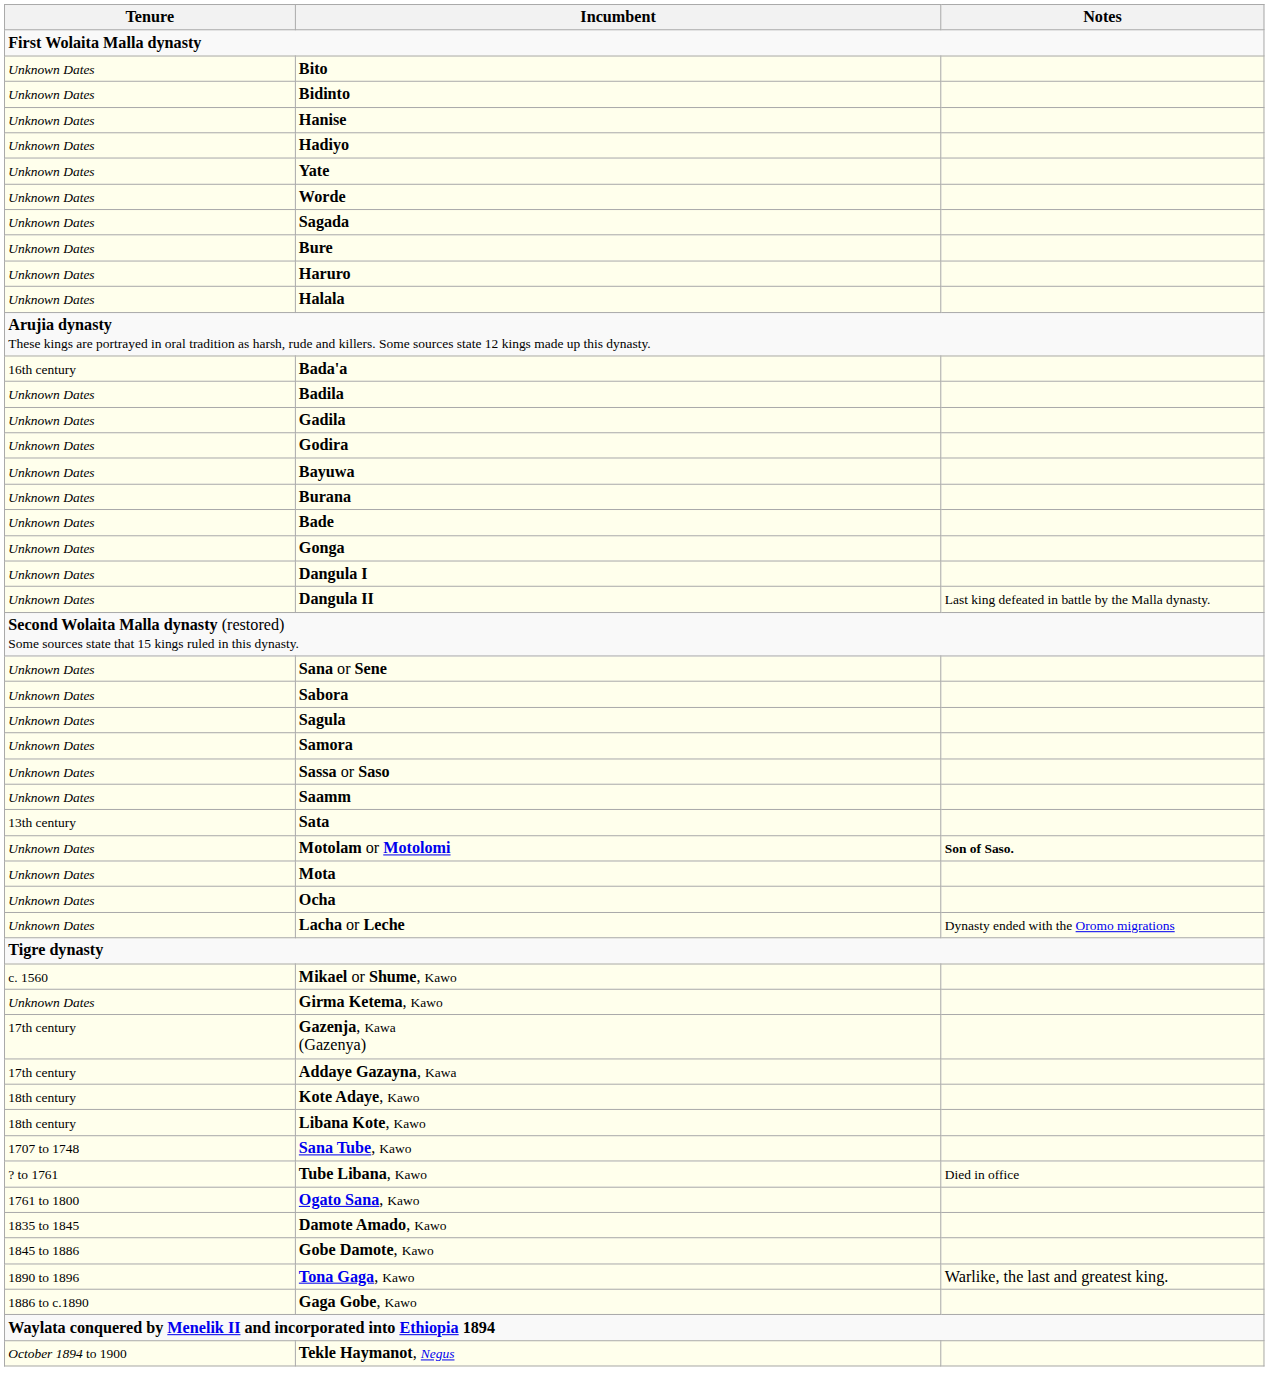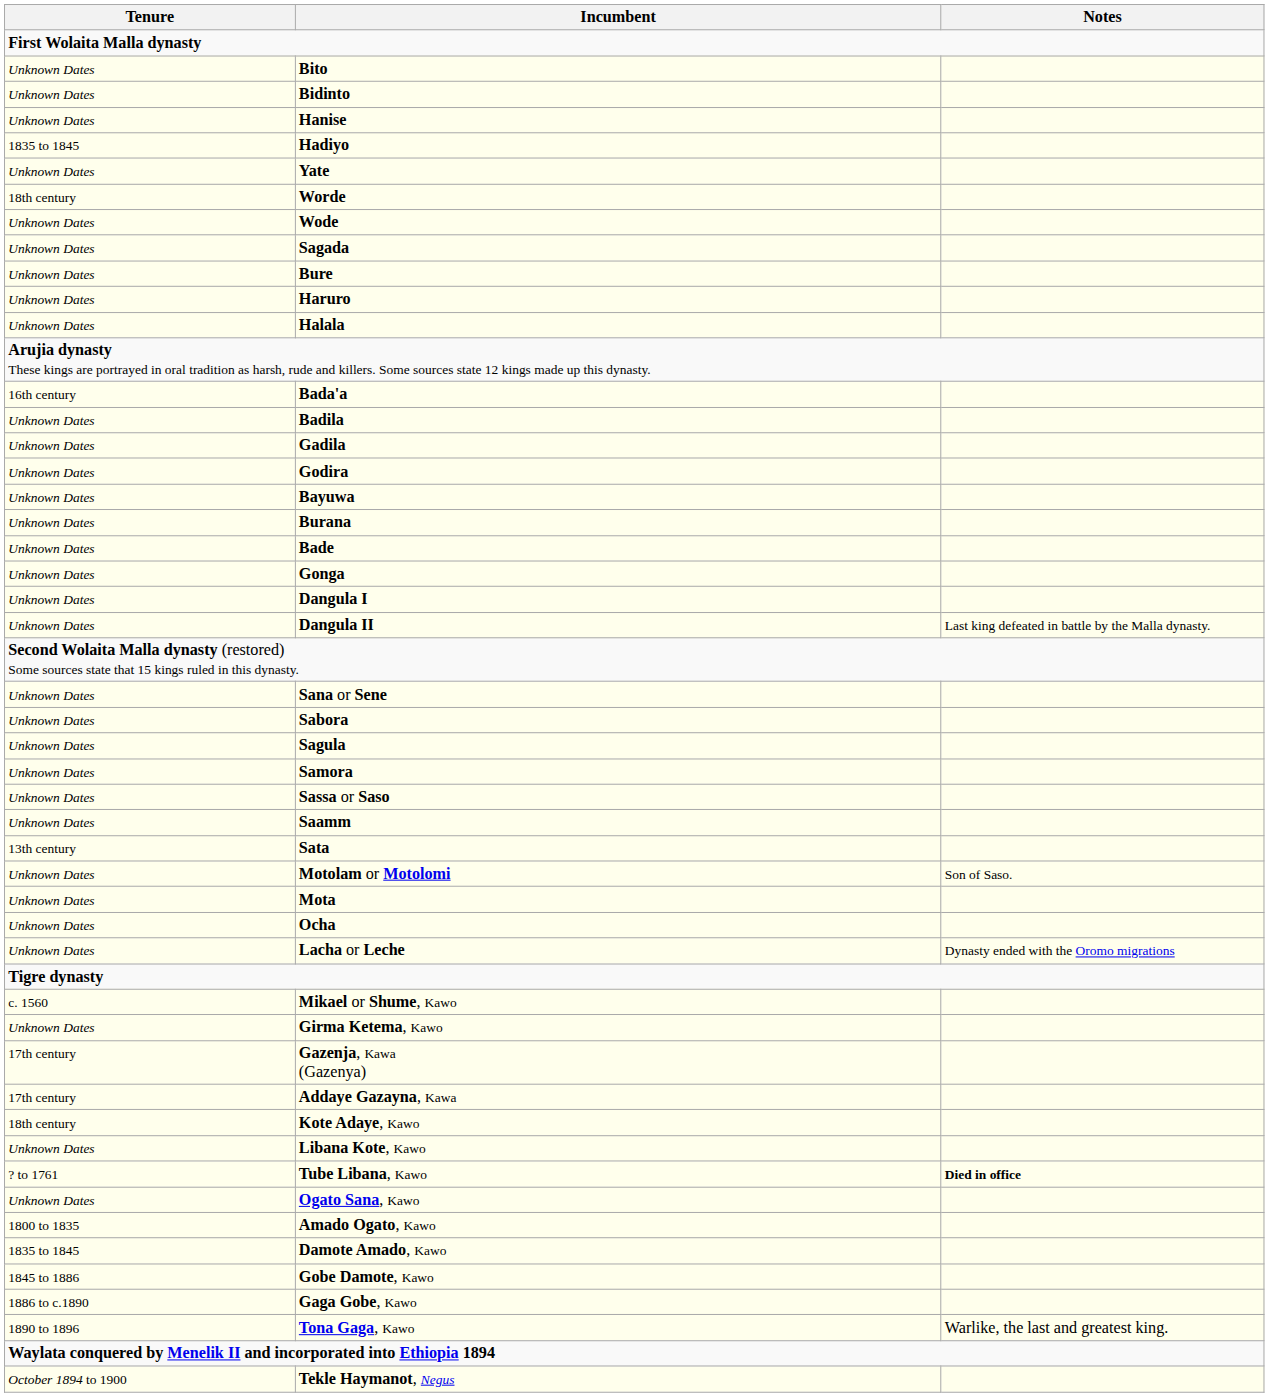(51, 146) Unknown Dates -> (44, 146) 1835 to 1845
(51, 197) Unknown Dates -> (42, 197) 18th century
+ row: (319, 222)
(979, 848) bold -> (979, 874) normal
(42, 1123) 18th century -> (51, 1149) Unknown Dates
- row: (355, 1148)
(982, 1174) normal -> (983, 1173) bold
(44, 1200) 1761 to 1800 -> (51, 1200) Unknown Dates
+ row: (367, 1225)
rows swapped: (358, 1302) <-> (357, 1276)
